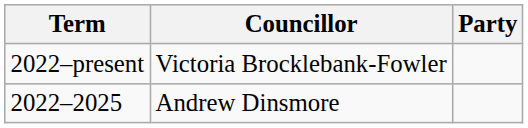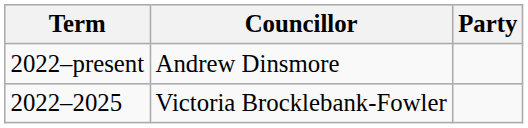(301, 63) Victoria Brocklebank-Fowler -> (247, 63) Andrew Dinsmore
(247, 102) Andrew Dinsmore -> (301, 102) Victoria Brocklebank-Fowler
